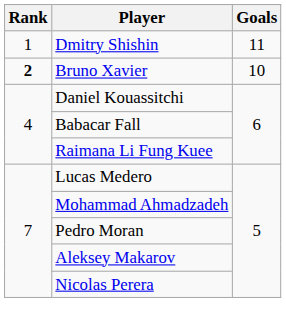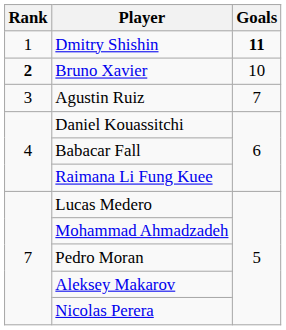(257, 44) normal -> (257, 44) bold
+ row: (100, 97)
